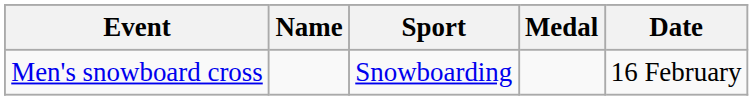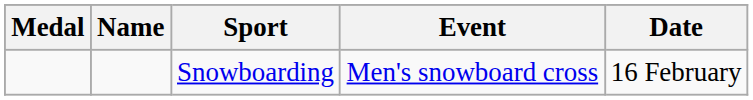columns swapped: (562, 27) <-> (137, 27)
